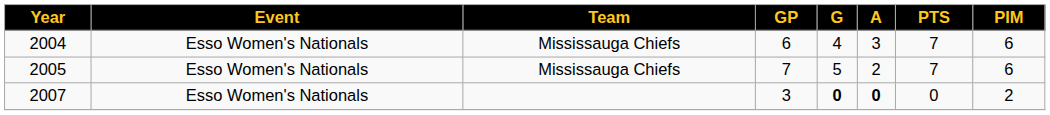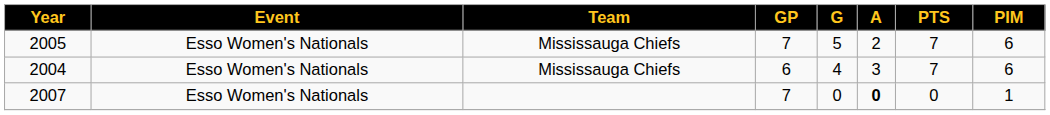rows swapped: (48, 43) <-> (48, 69)
(786, 95) 3 -> (786, 95) 7
(837, 95) bold -> (837, 95) normal
(1009, 95) 2 -> (1009, 95) 1
